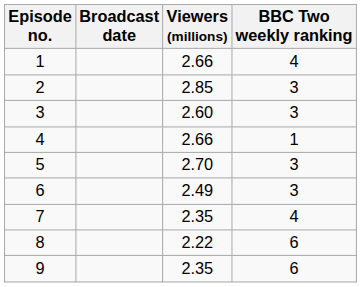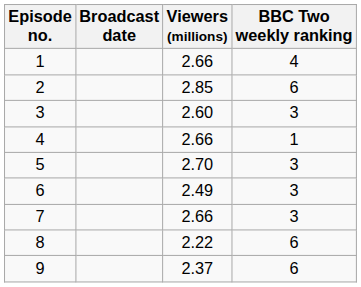(294, 87) 3 -> (294, 87) 6
(197, 216) 2.35 -> (197, 216) 2.66
(294, 216) 4 -> (294, 216) 3
(197, 268) 2.35 -> (197, 268) 2.37
